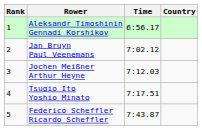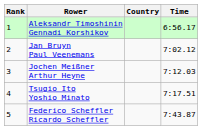columns swapped: (179, 11) <-> (143, 11)
